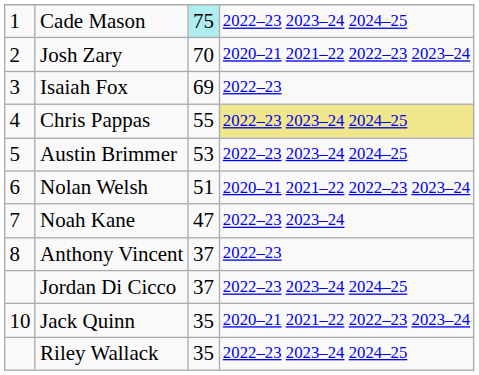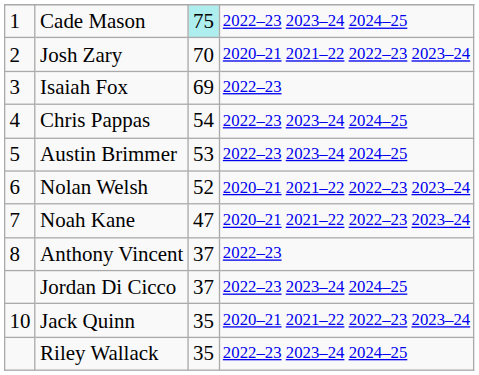(204, 120) 55 -> (204, 120) 54
(315, 120) khaki background -> (315, 120) no background
(204, 187) 51 -> (204, 187) 52
(284, 220) 2022–23 2023–24 -> (347, 220) 2020–21 2021–22 2022–23 2023–24
